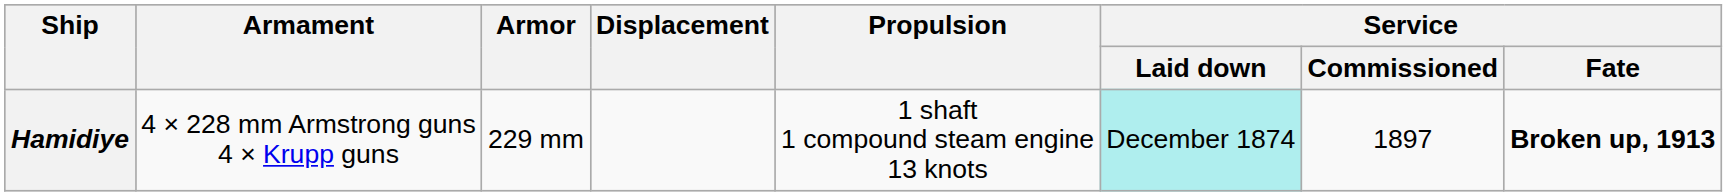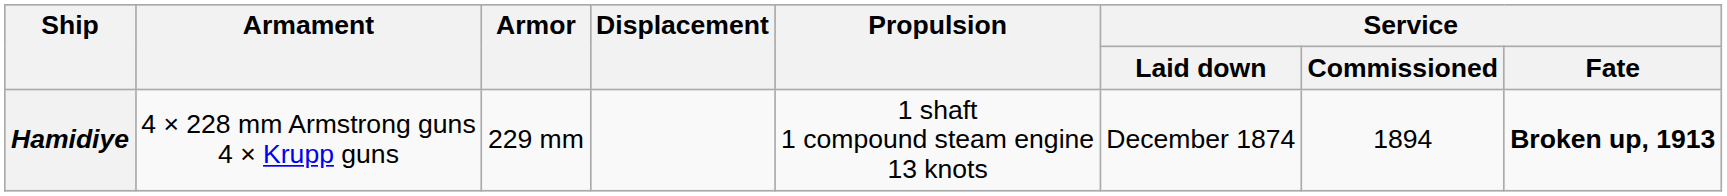(1201, 139) paleturquoise background -> (1201, 139) no background
(1403, 139) 1897 -> (1403, 139) 1894
